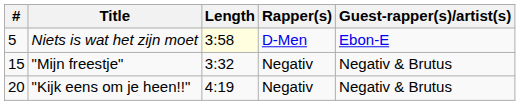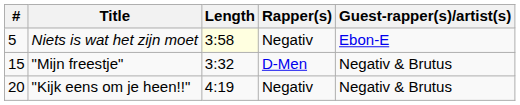(284, 40) D-Men -> (287, 40) Negativ
(287, 64) Negativ -> (284, 64) D-Men
